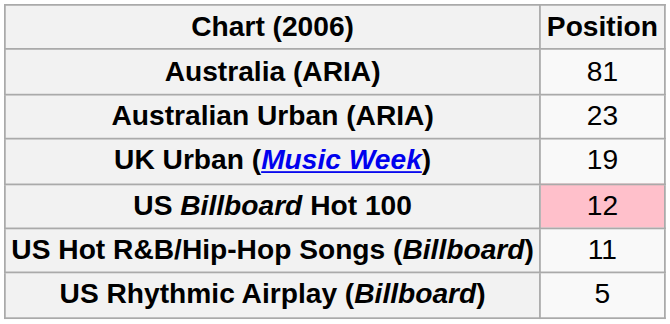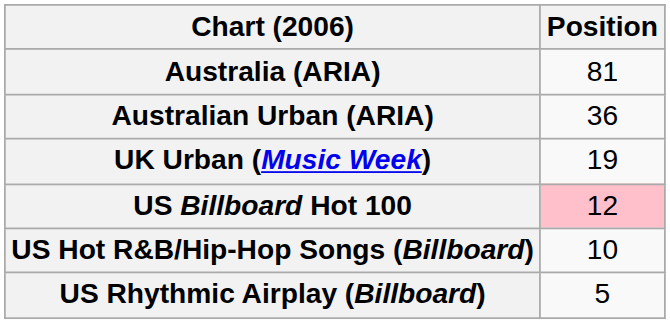(602, 116) 23 -> (602, 116) 36
(602, 250) 11 -> (602, 250) 10
